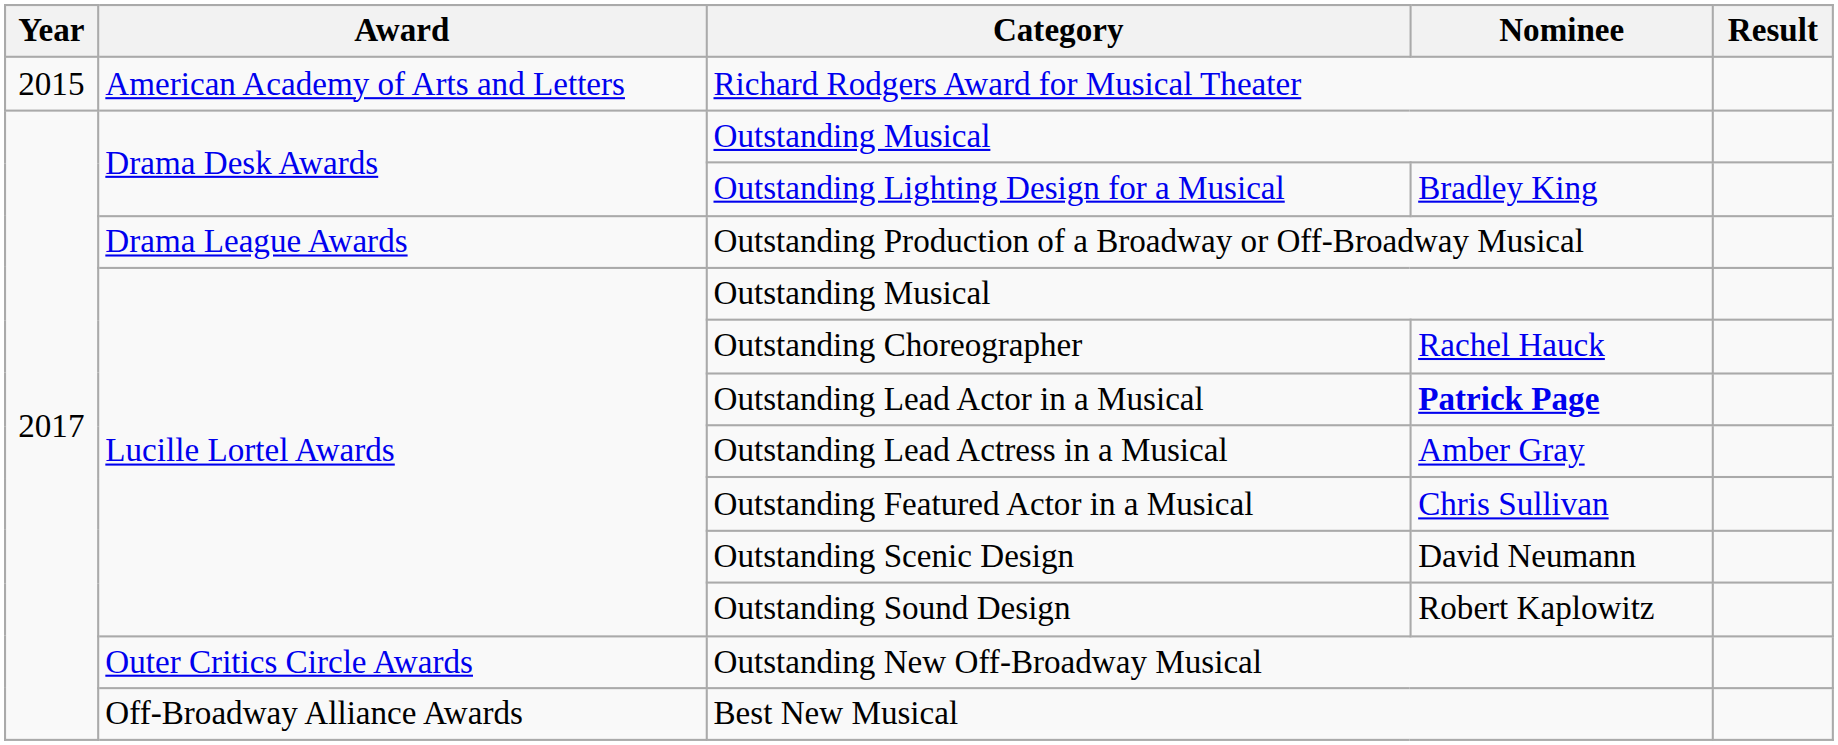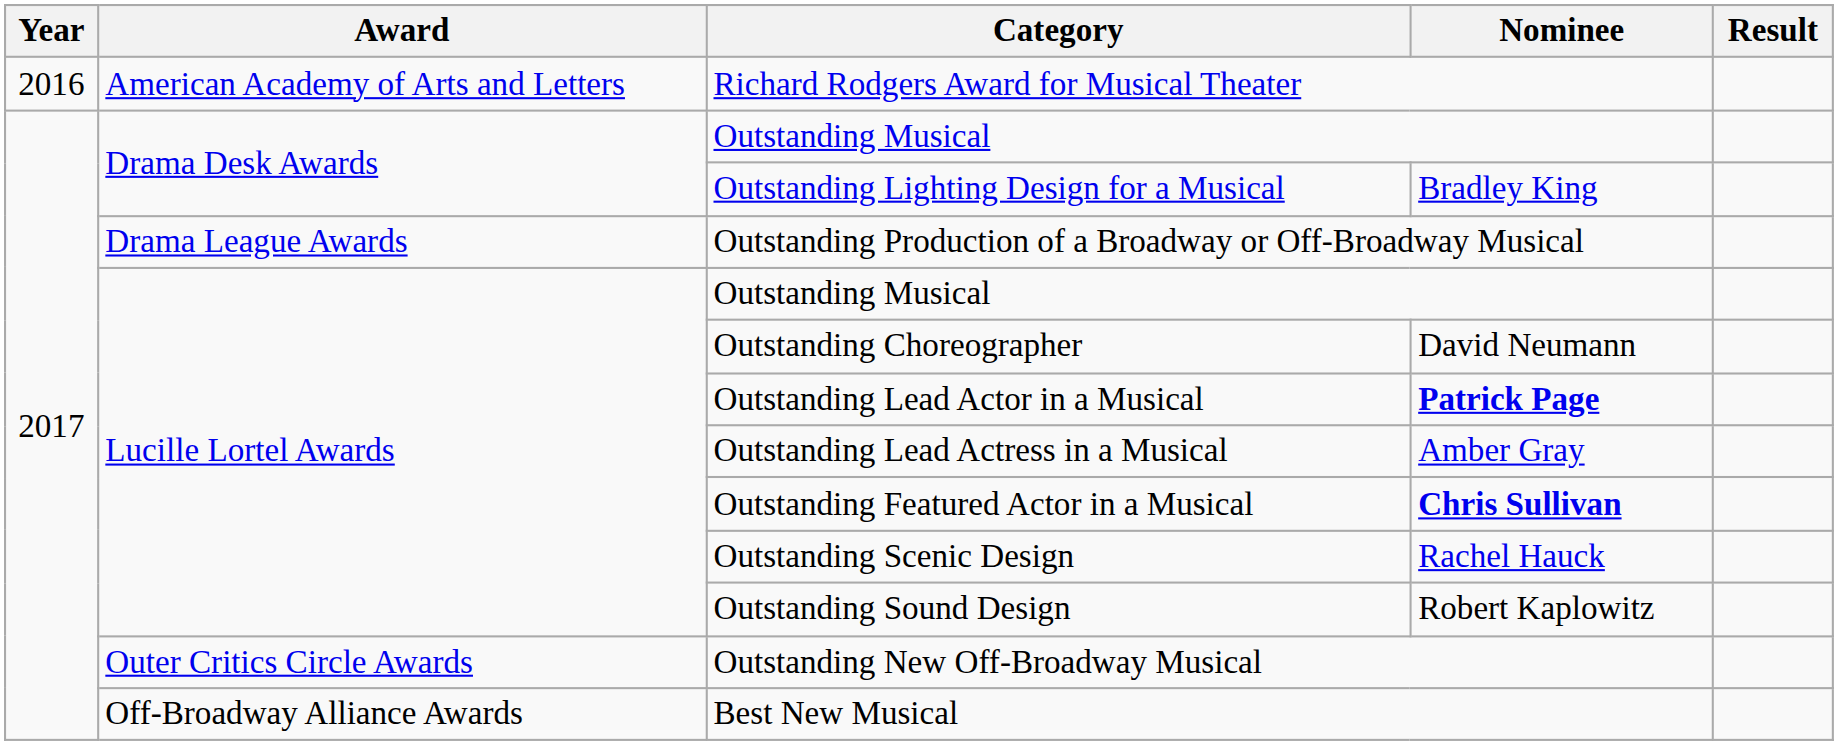(51, 83) 2015 -> (51, 83) 2016
(1512, 345) Rachel Hauck -> (1527, 345) David Neumann
(1513, 503) normal -> (1520, 503) bold
(1527, 556) David Neumann -> (1512, 556) Rachel Hauck
